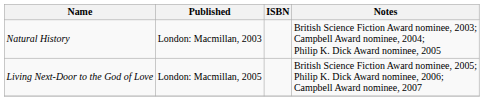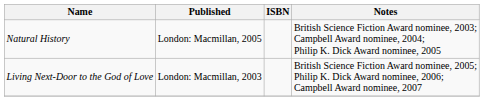(210, 39) London: Macmillan, 2003 -> (210, 39) London: Macmillan, 2005
(210, 77) London: Macmillan, 2005 -> (210, 77) London: Macmillan, 2003
